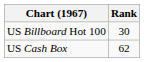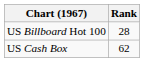(124, 31) 30 -> (124, 31) 28
